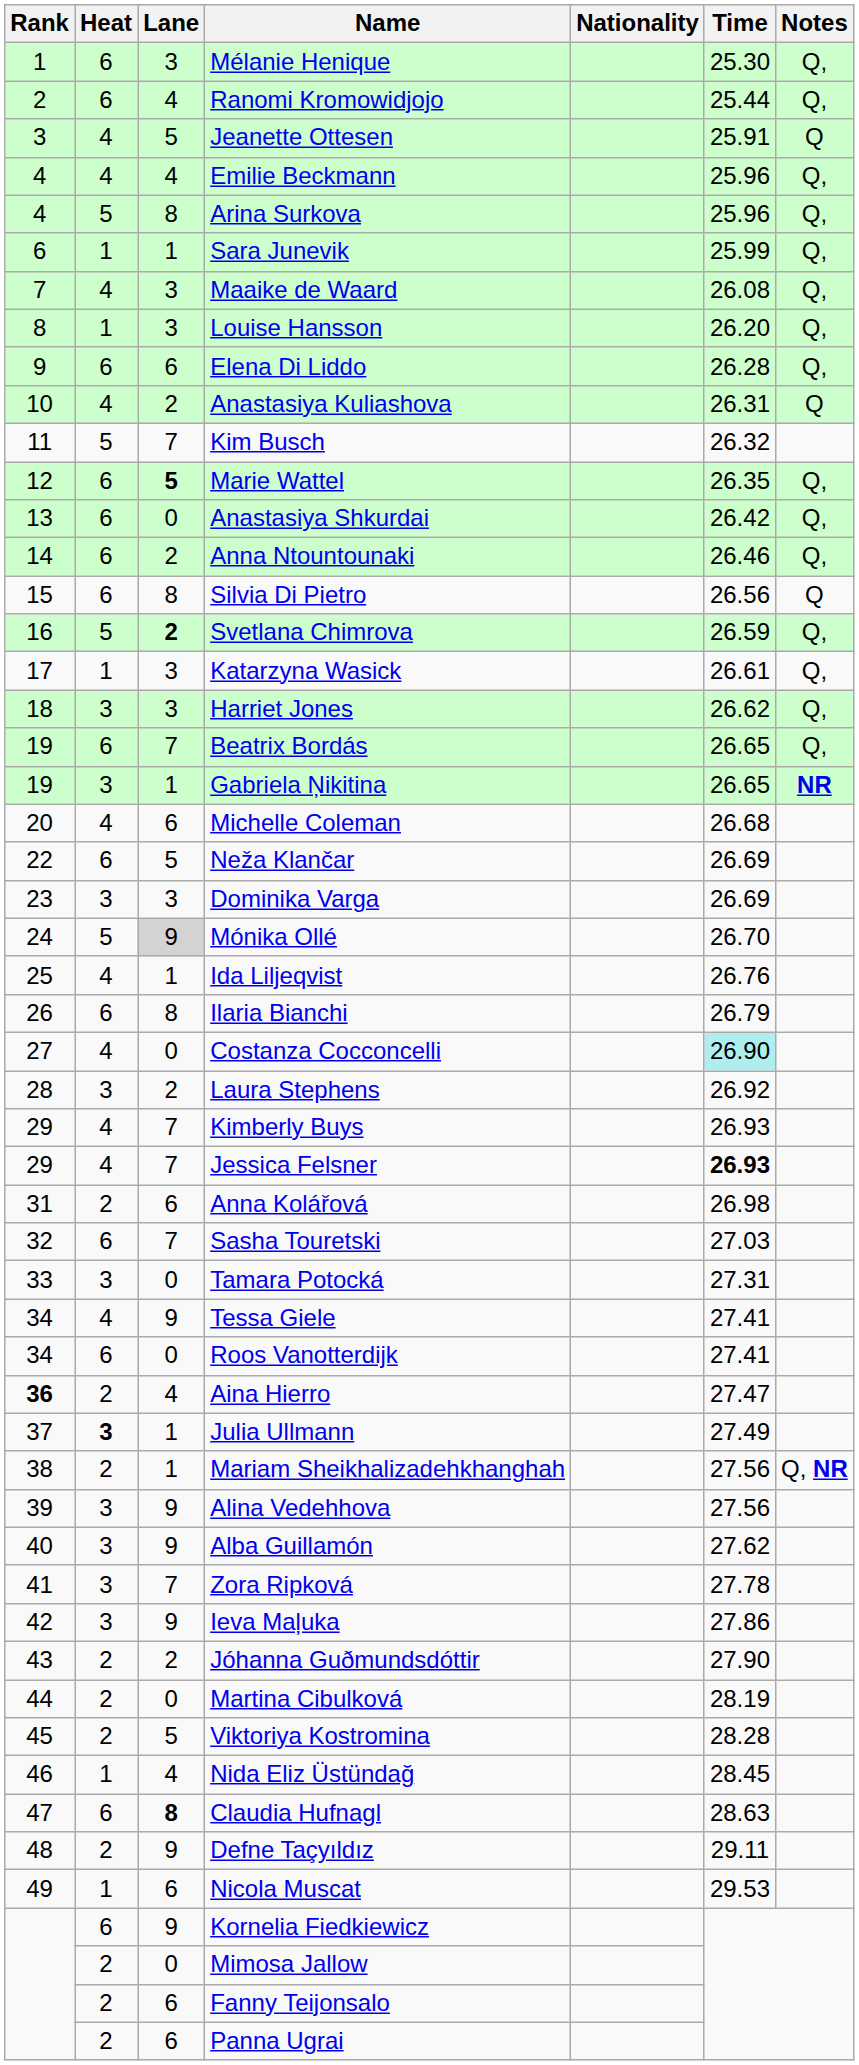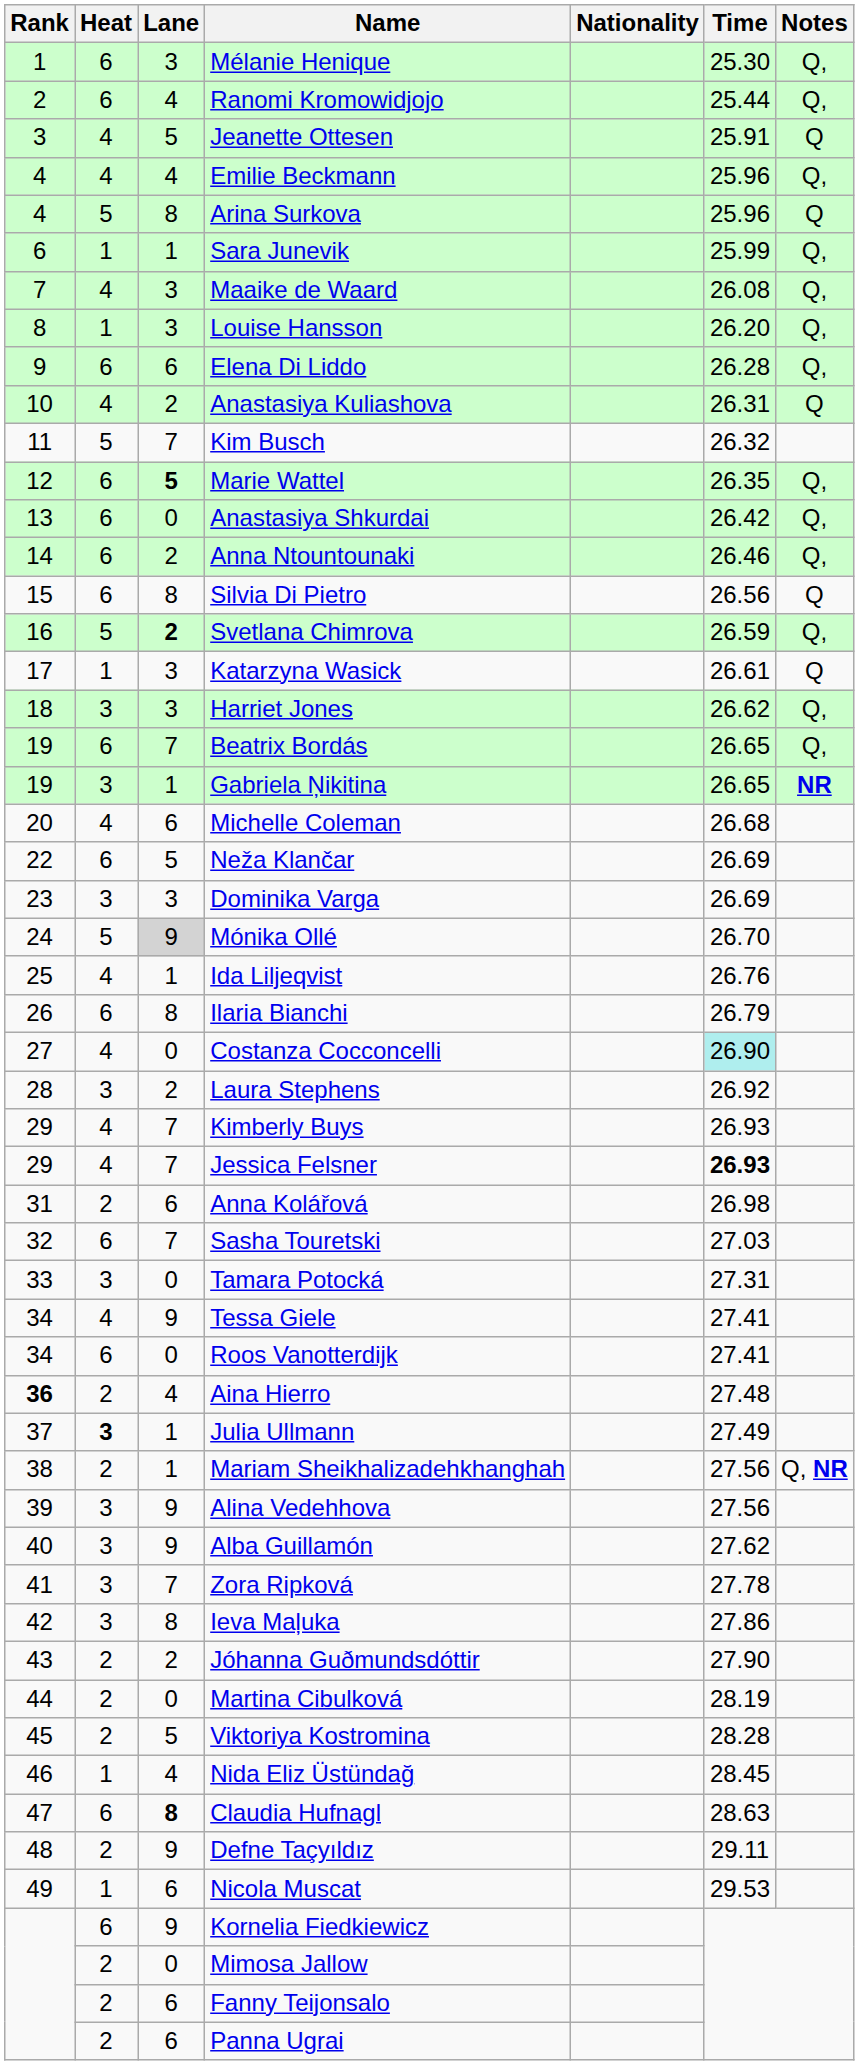(814, 213) Q, -> (814, 213) Q
(814, 670) Q, -> (814, 670) Q
(740, 1393) 27.47 -> (740, 1393) 27.48
(171, 1622) 9 -> (171, 1622) 8
